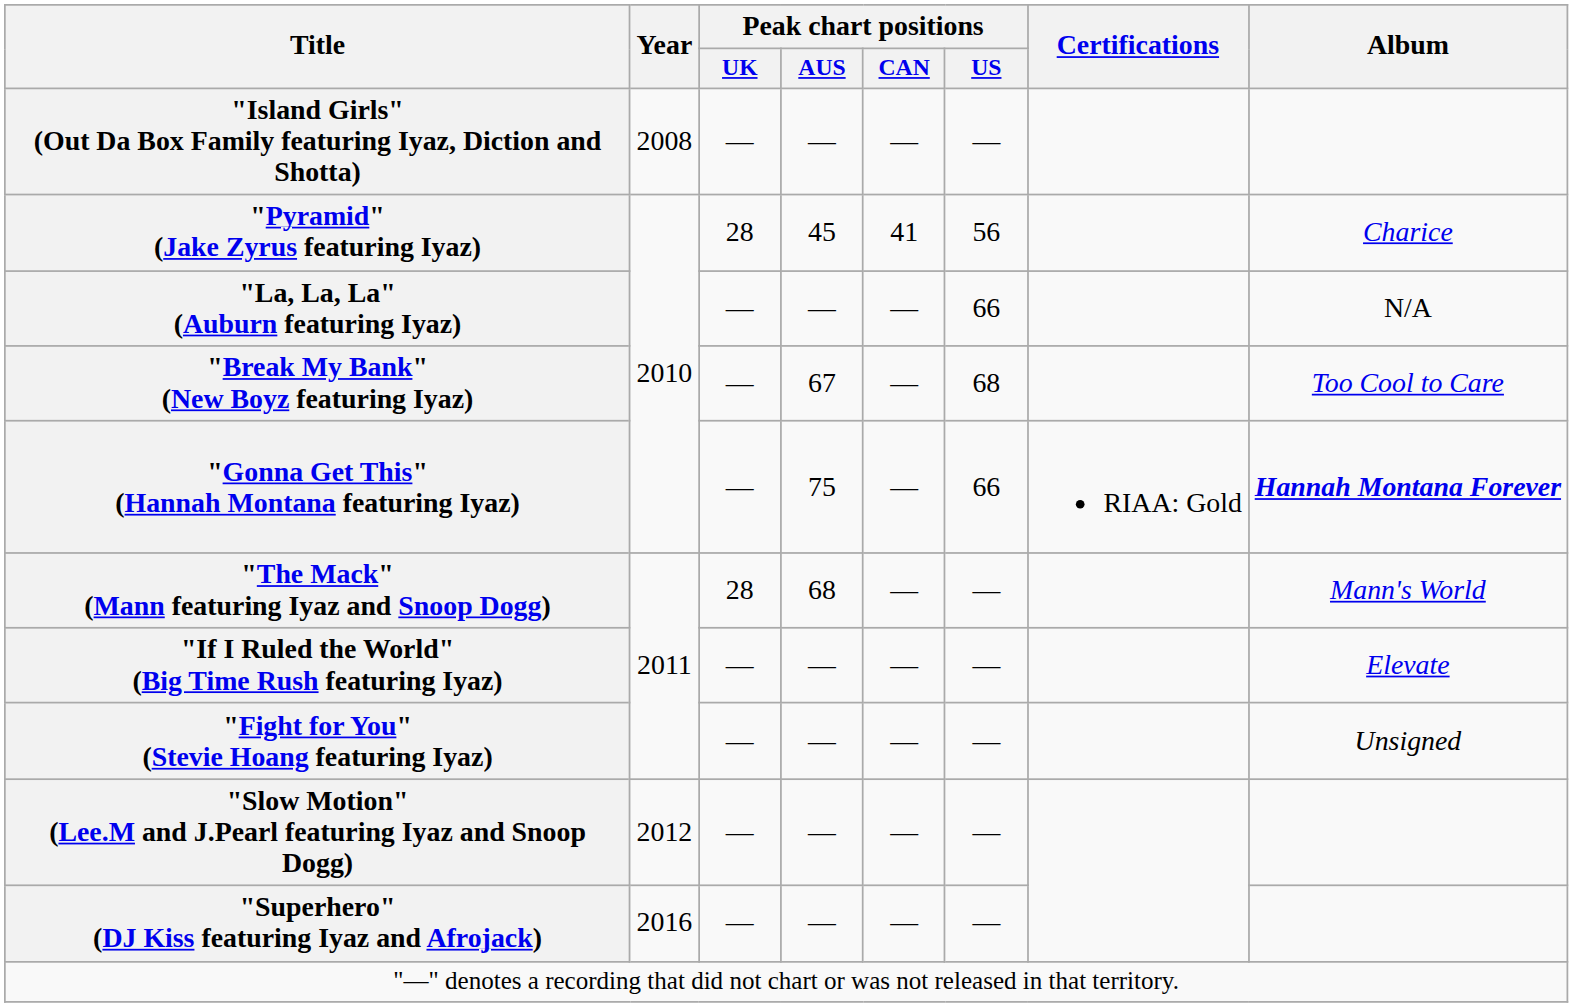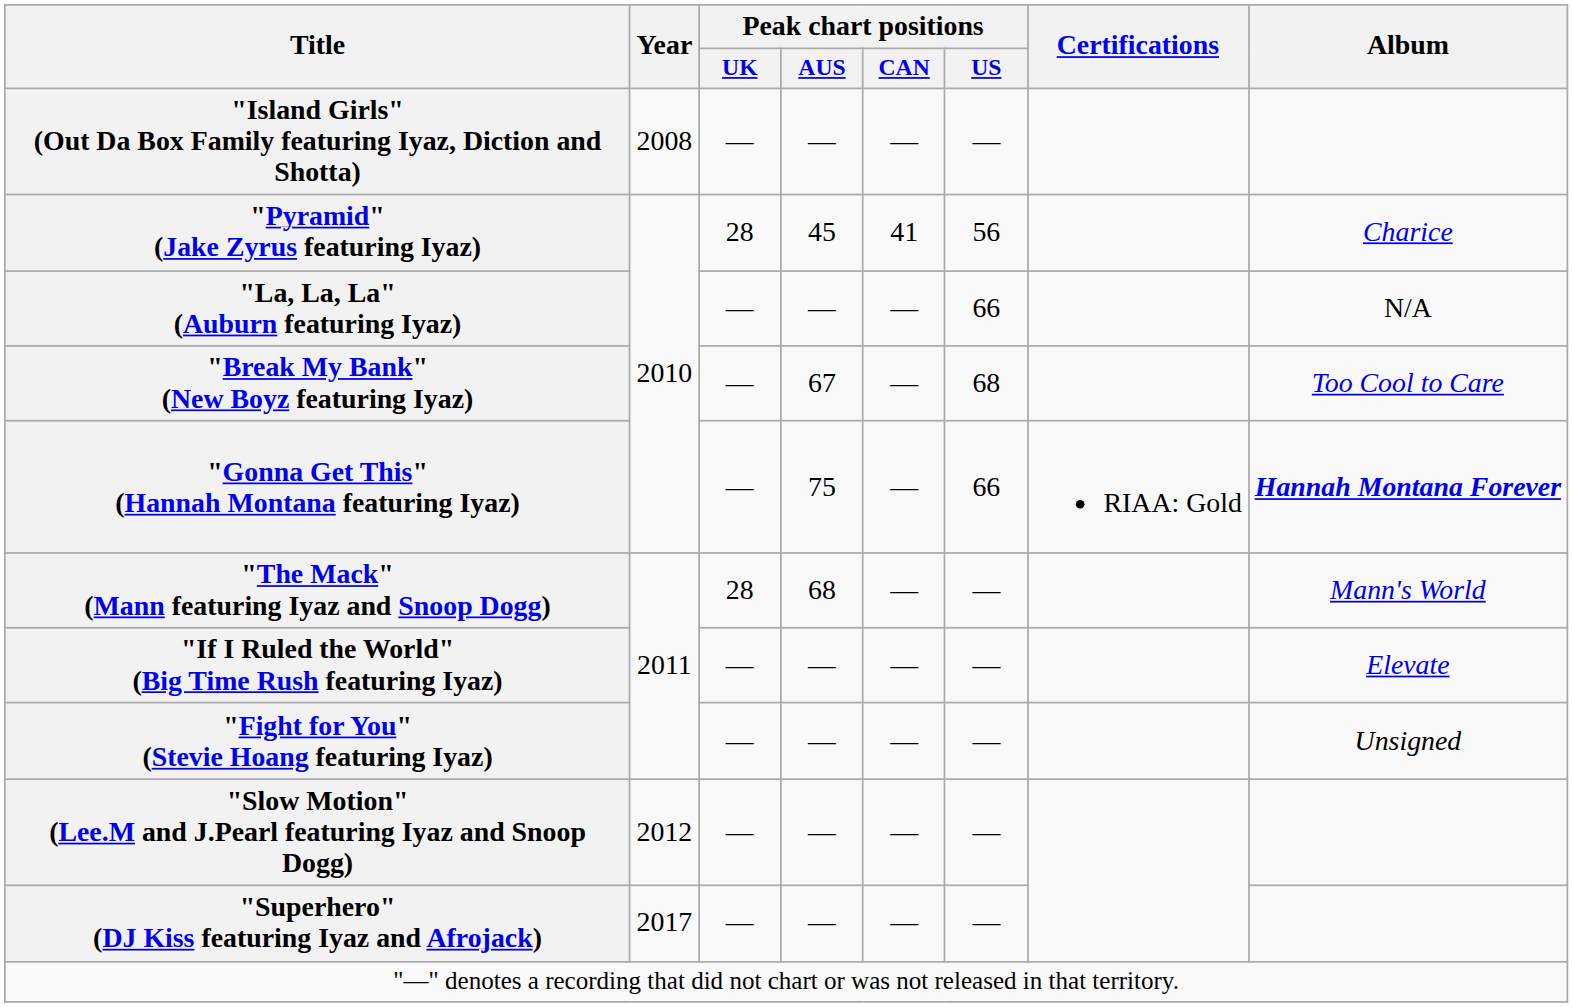(664, 923) 2016 -> (664, 923) 2017
